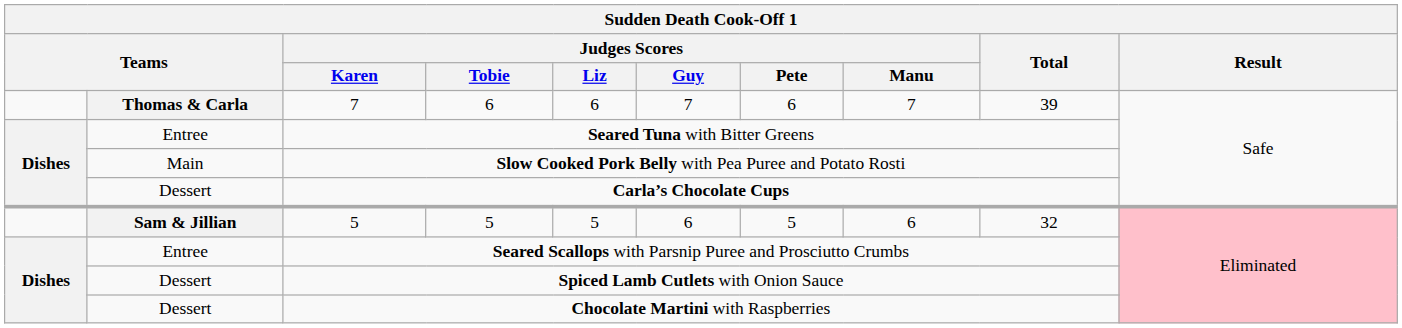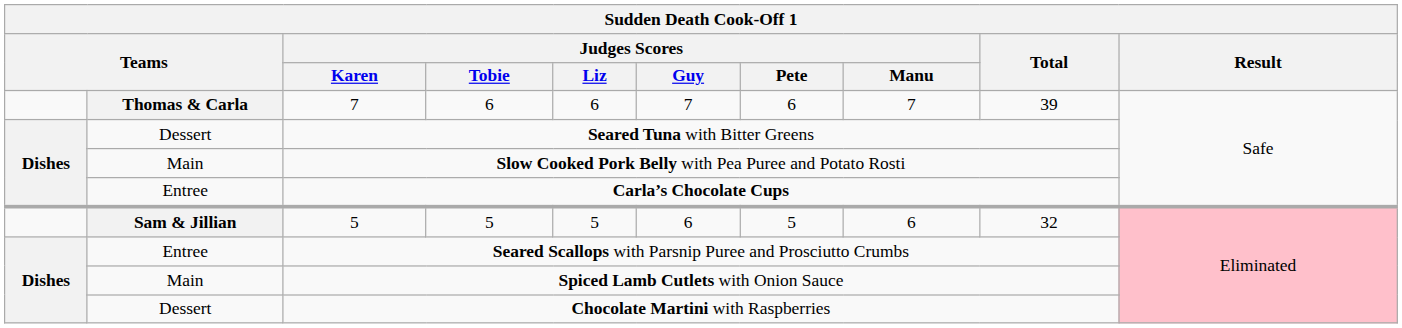(185, 134) Entree -> (185, 134) Dessert
(185, 191) Dessert -> (185, 191) Entree
(185, 280) Dessert -> (185, 280) Main
